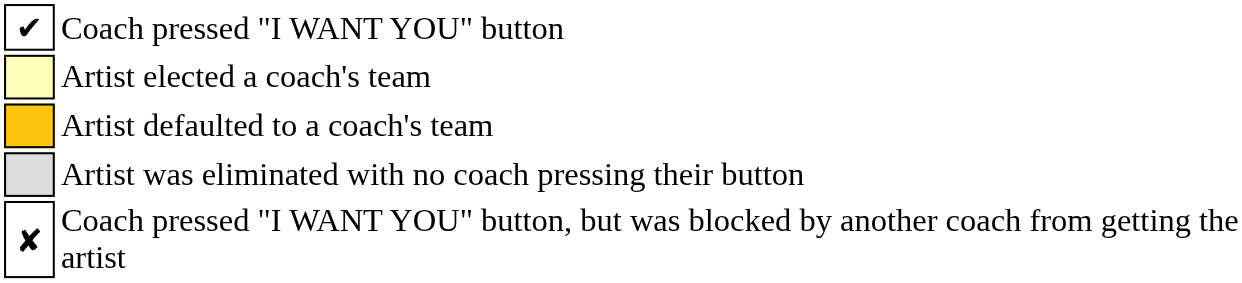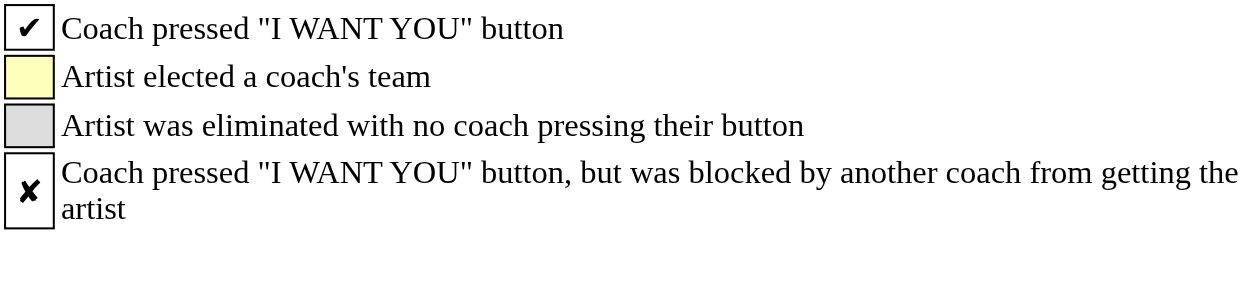- row: (277, 125)
